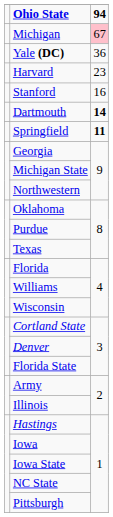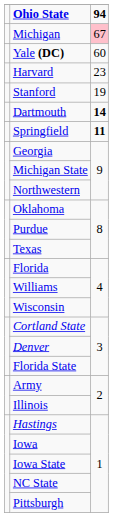(100, 53) 36 -> (100, 53) 60
(100, 92) 16 -> (100, 92) 19
